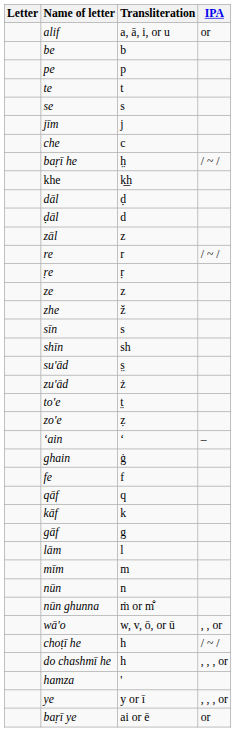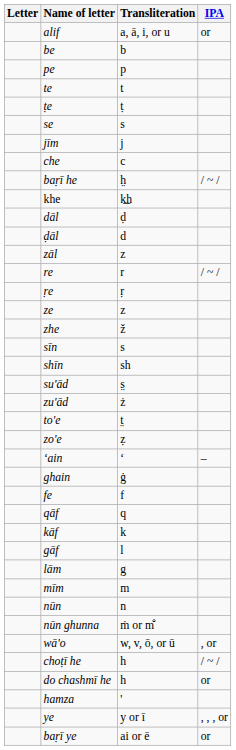+ row: (48, 106)
(123, 532) g -> (122, 550) l
(122, 550) l -> (123, 569) g
(211, 625) , , or -> (209, 643) , or
(214, 662) , , , or -> (206, 680) or
